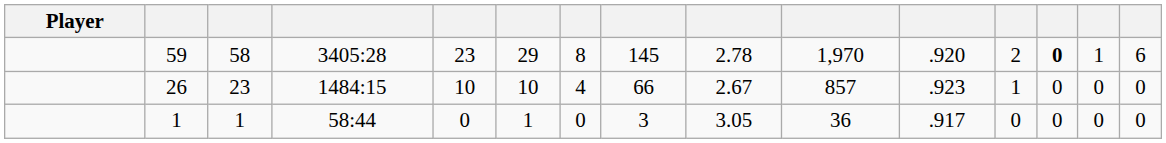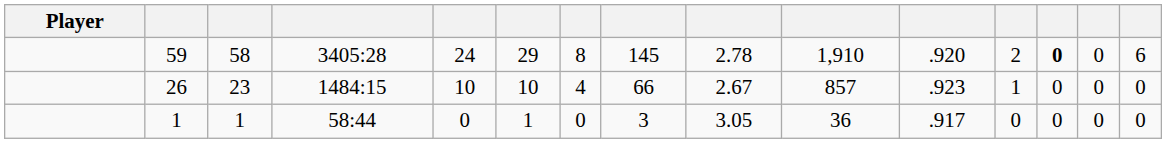(465, 54) 23 -> (465, 54) 24
(840, 54) 1,970 -> (840, 54) 1,910
(1099, 54) 1 -> (1099, 54) 0
